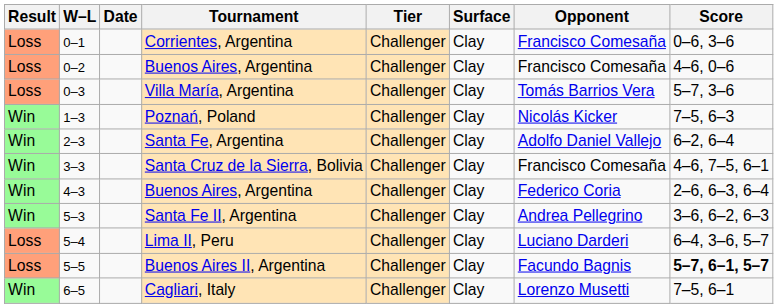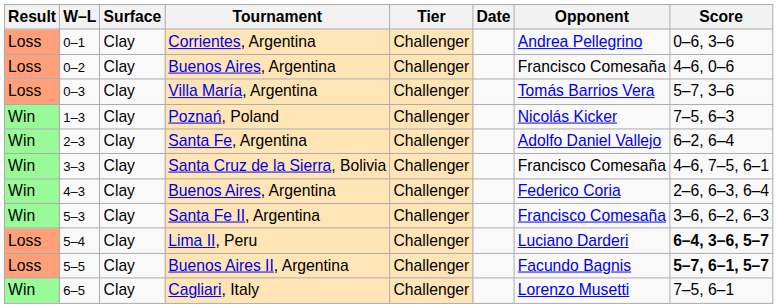columns swapped: (121, 16) <-> (482, 16)
(592, 41) Francisco Comesaña -> (580, 41) Andrea Pellegrino
(580, 215) Andrea Pellegrino -> (592, 215) Francisco Comesaña
(721, 240) normal -> (721, 240) bold
